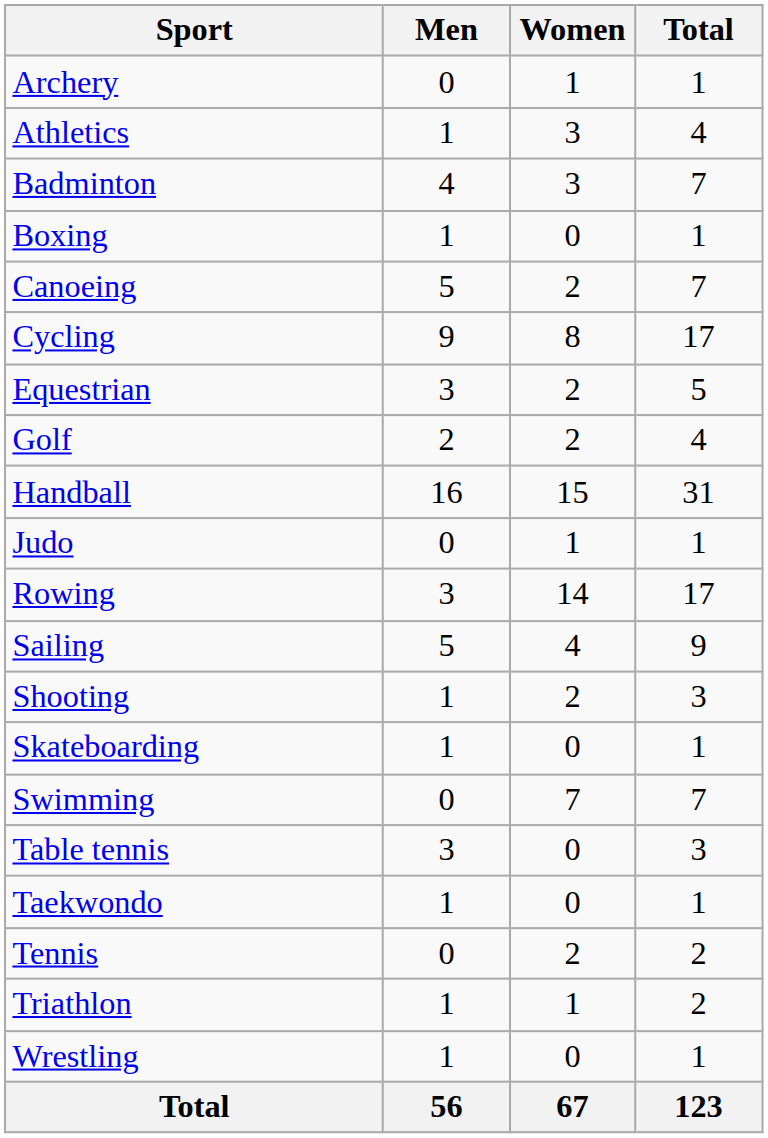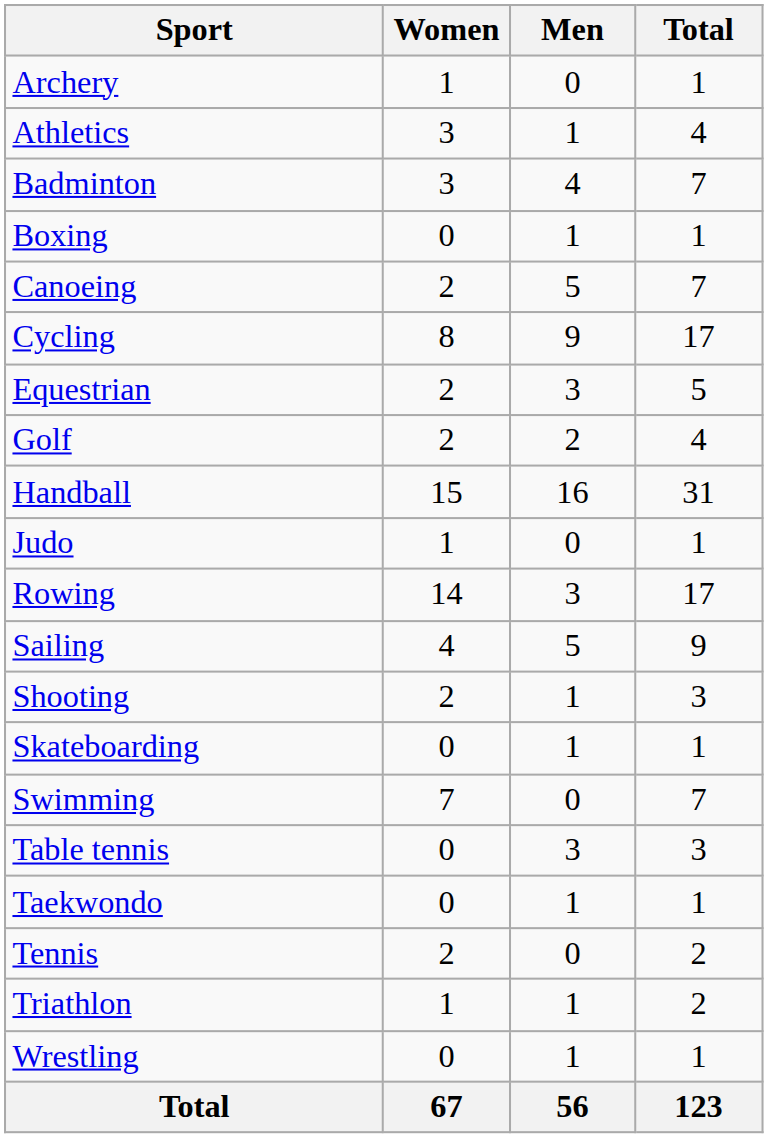columns swapped: (446, 30) <-> (572, 30)
